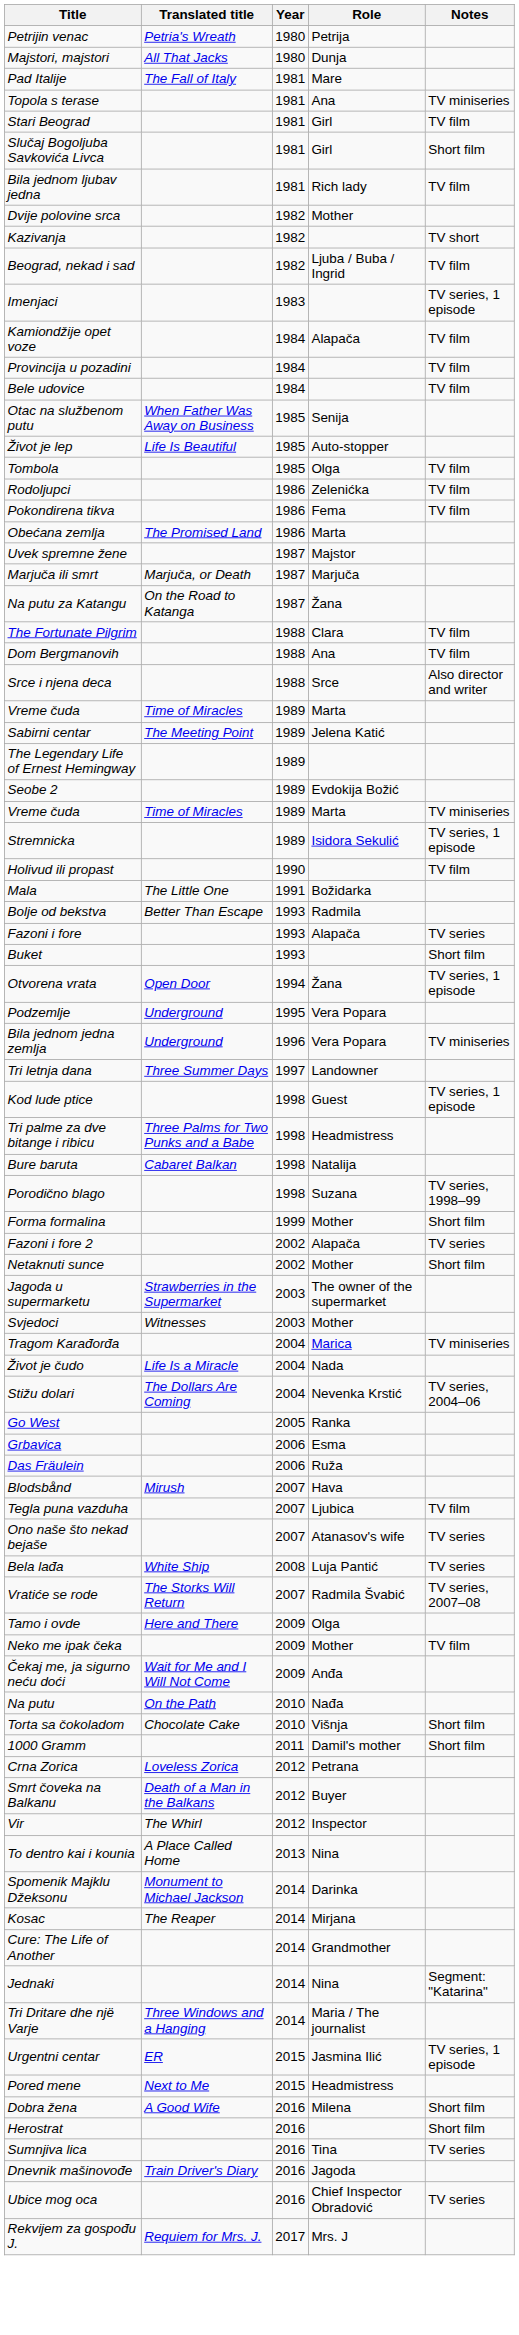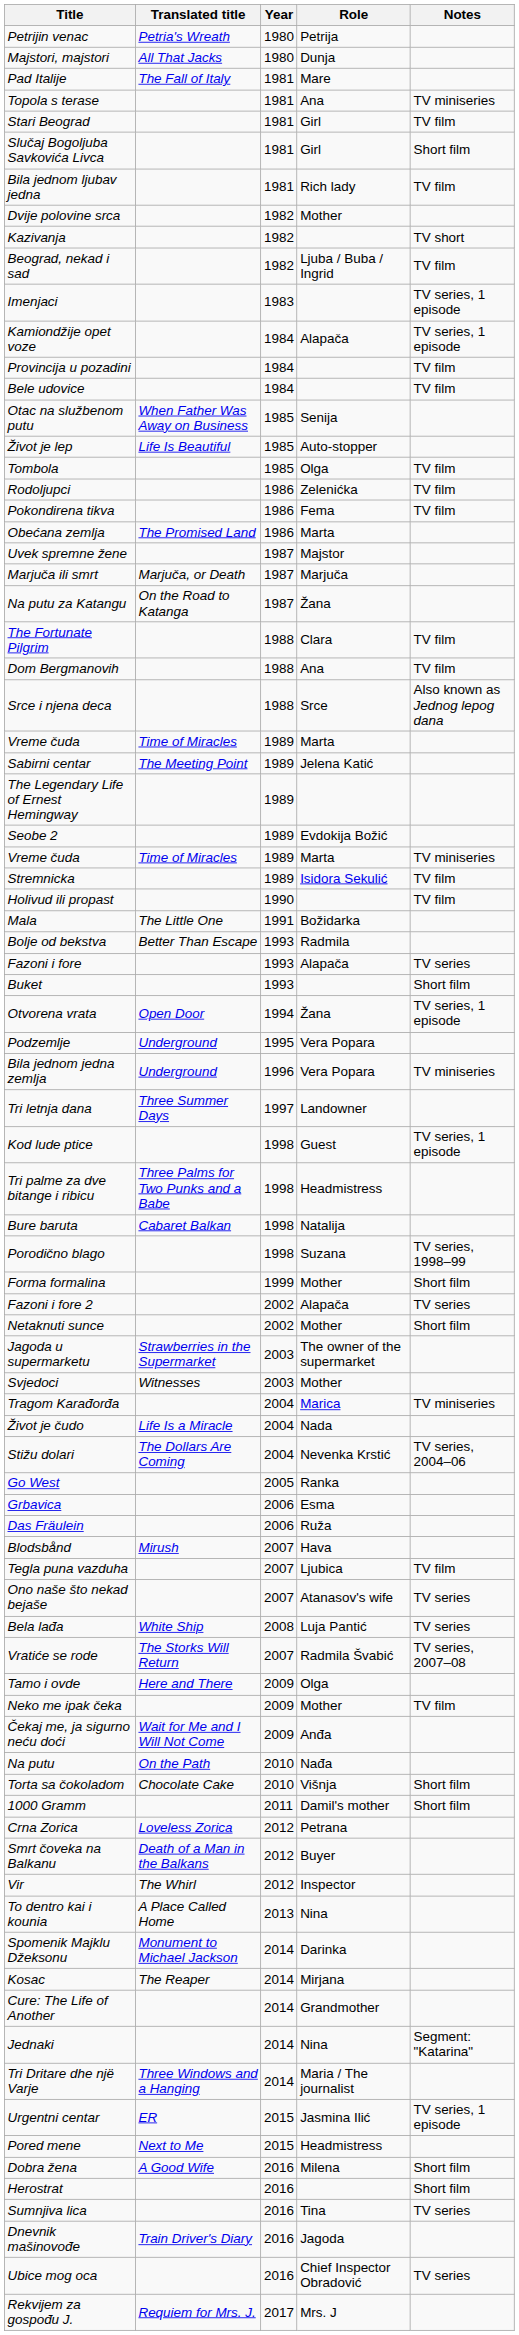(449, 338) TV film -> (449, 338) TV series, 1 episode
(466, 682) Also director and writer -> (457, 705) Also known as Jednog lepog dana
(464, 840) TV series, 1 episode -> (434, 878) TV film
